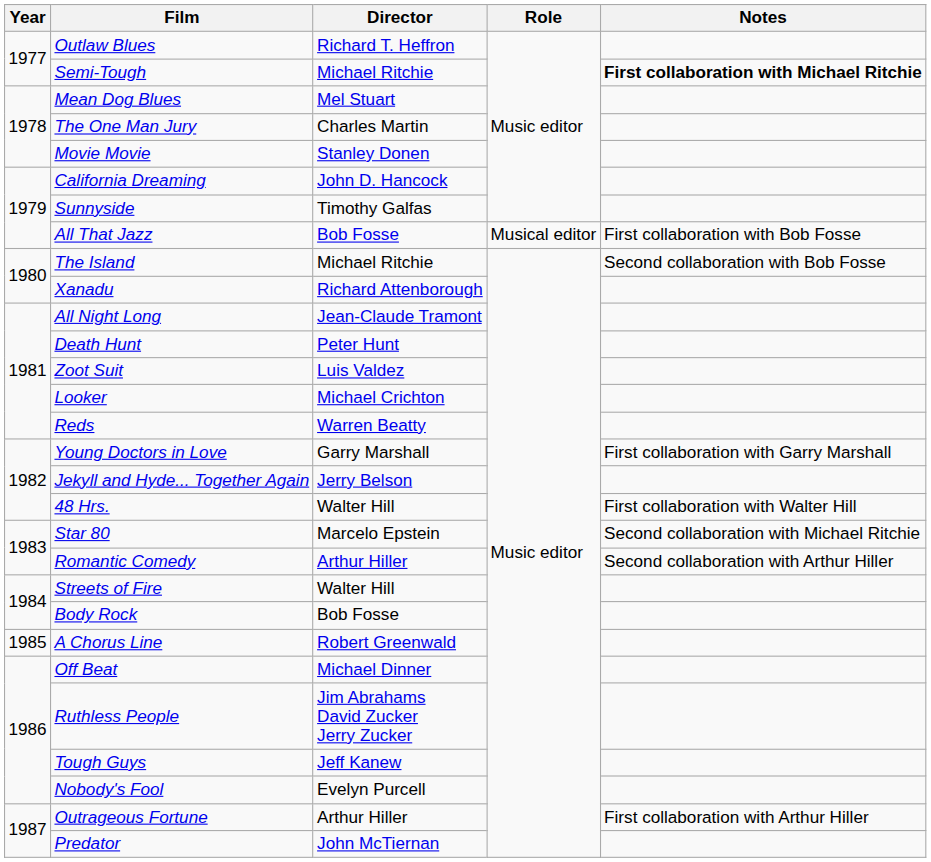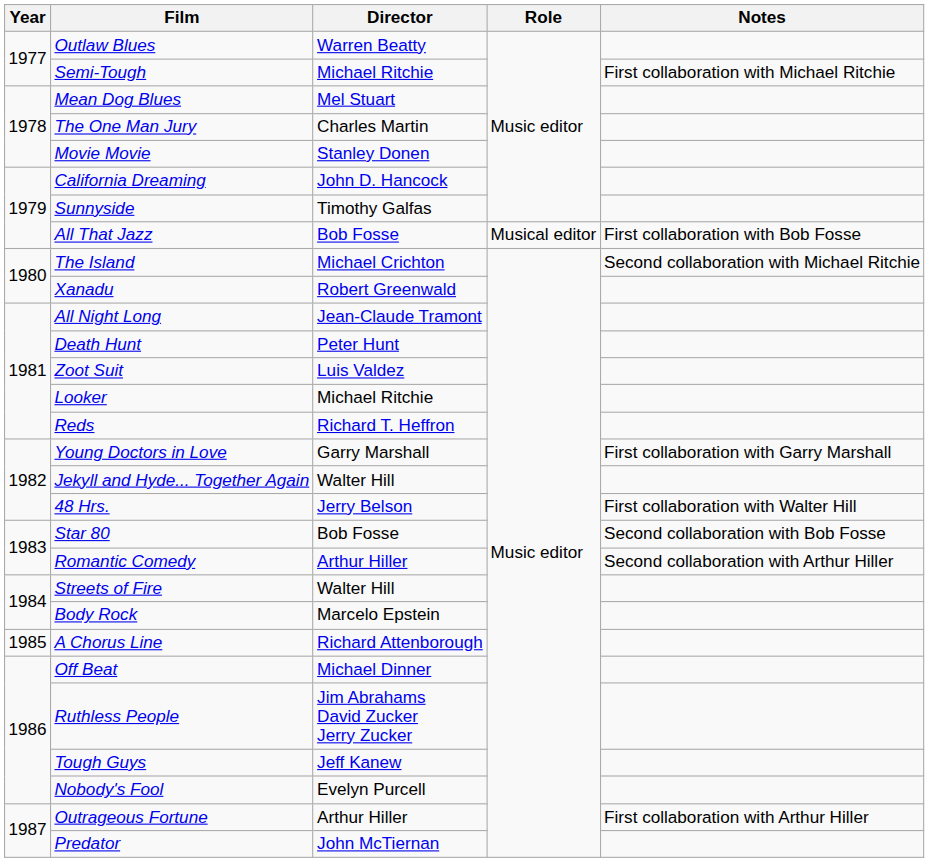(386, 45) Richard T. Heffron -> (371, 45) Warren Beatty
(763, 72) bold -> (750, 72) normal
(375, 262) Michael Ritchie -> (381, 262) Michael Crichton
(745, 262) Second collaboration with Bob Fosse -> (762, 262) Second collaboration with Michael Ritchie
(400, 289) Richard Attenborough -> (387, 289) Robert Greenwald
(381, 398) Michael Crichton -> (375, 398) Michael Ritchie
(371, 425) Warren Beatty -> (386, 425) Richard T. Heffron
(365, 479) Jerry Belson -> (356, 479) Walter Hill
(356, 506) Walter Hill -> (365, 506) Jerry Belson
(378, 533) Marcelo Epstein -> (358, 533) Bob Fosse
(762, 533) Second collaboration with Michael Ritchie -> (745, 533) Second collaboration with Bob Fosse
(358, 615) Bob Fosse -> (378, 615) Marcelo Epstein
(387, 642) Robert Greenwald -> (400, 642) Richard Attenborough
